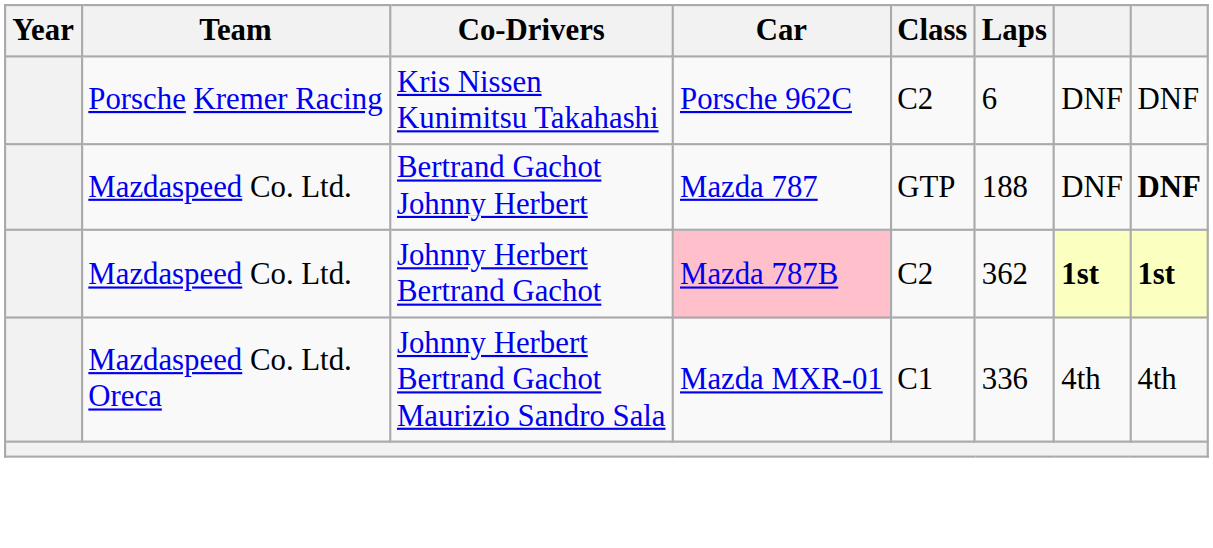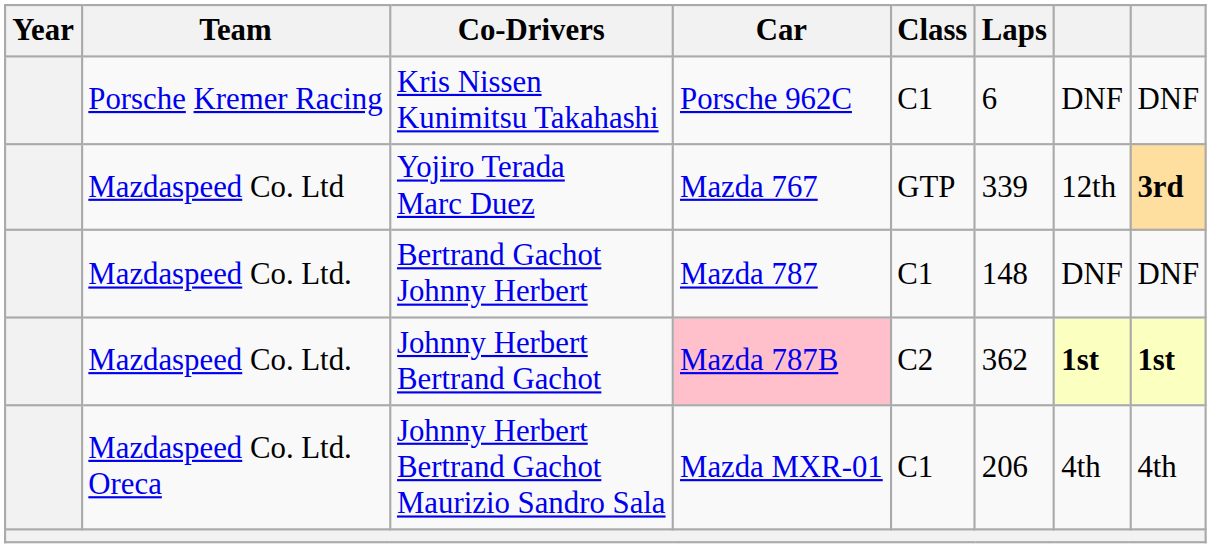(915, 99) C2 -> (915, 99) C1
+ row: (481, 186)
(926, 186) GTP -> (915, 273) C1
(1005, 186) 188 -> (1005, 273) 148
(1169, 186) bold -> (1168, 273) normal
(1005, 379) 336 -> (1005, 466) 206
